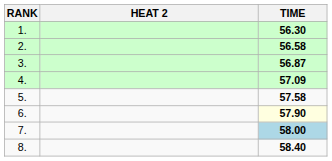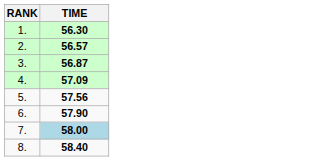- column: (149, 13)
(293, 47) 56.58 -> (75, 47) 56.57
(293, 97) 57.58 -> (75, 97) 57.56
(293, 114) lightyellow background -> (75, 114) no background
